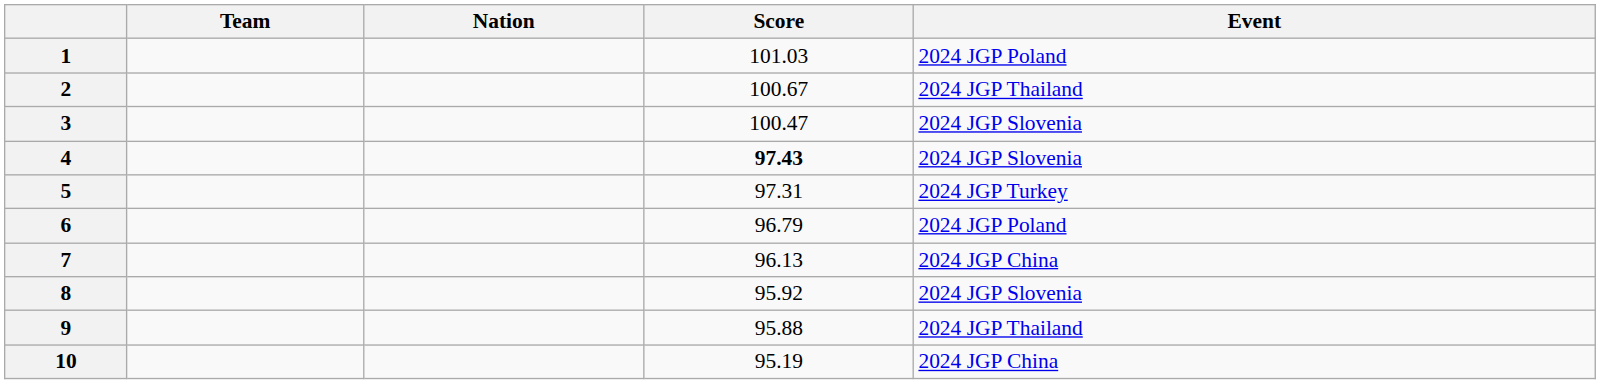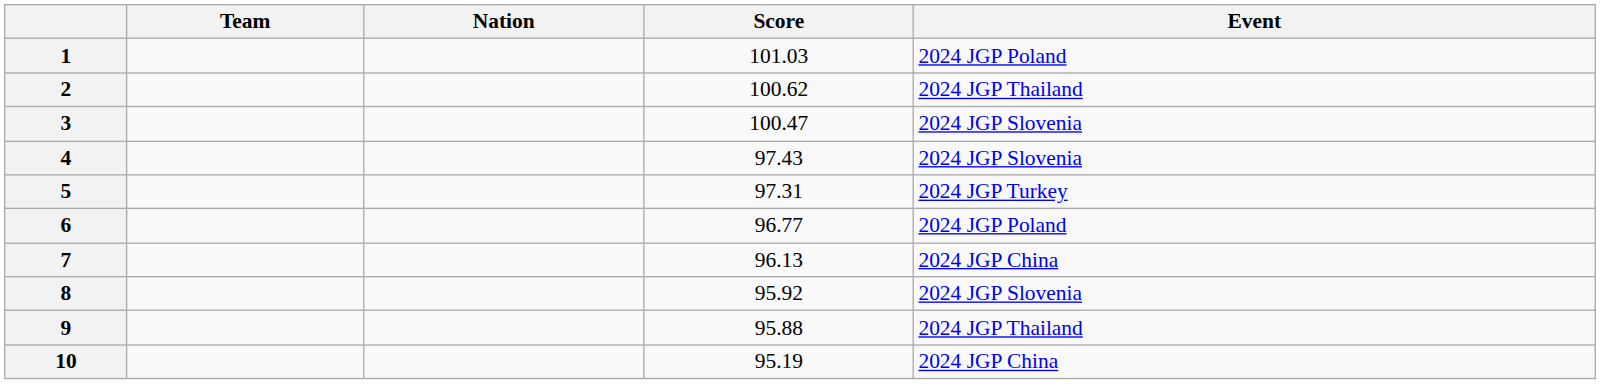(779, 89) 100.67 -> (779, 89) 100.62
(779, 157) bold -> (779, 157) normal
(779, 225) 96.79 -> (779, 225) 96.77
